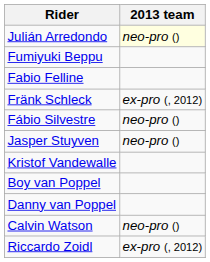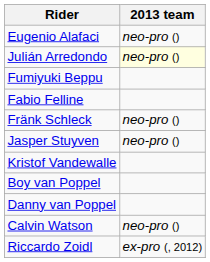+ row: (53, 36)
(162, 99) ex-pro (, 2012) -> (151, 120) neo-pro ()
- row: (51, 120)
